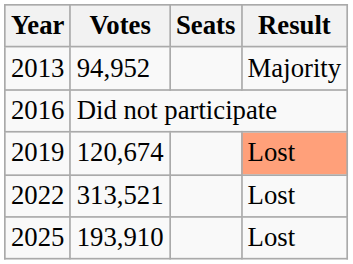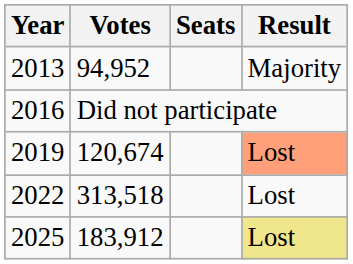(120, 195) 313,521 -> (120, 195) 313,518
(120, 237) 193,910 -> (120, 237) 183,912
(271, 237) no background -> (271, 237) khaki background
